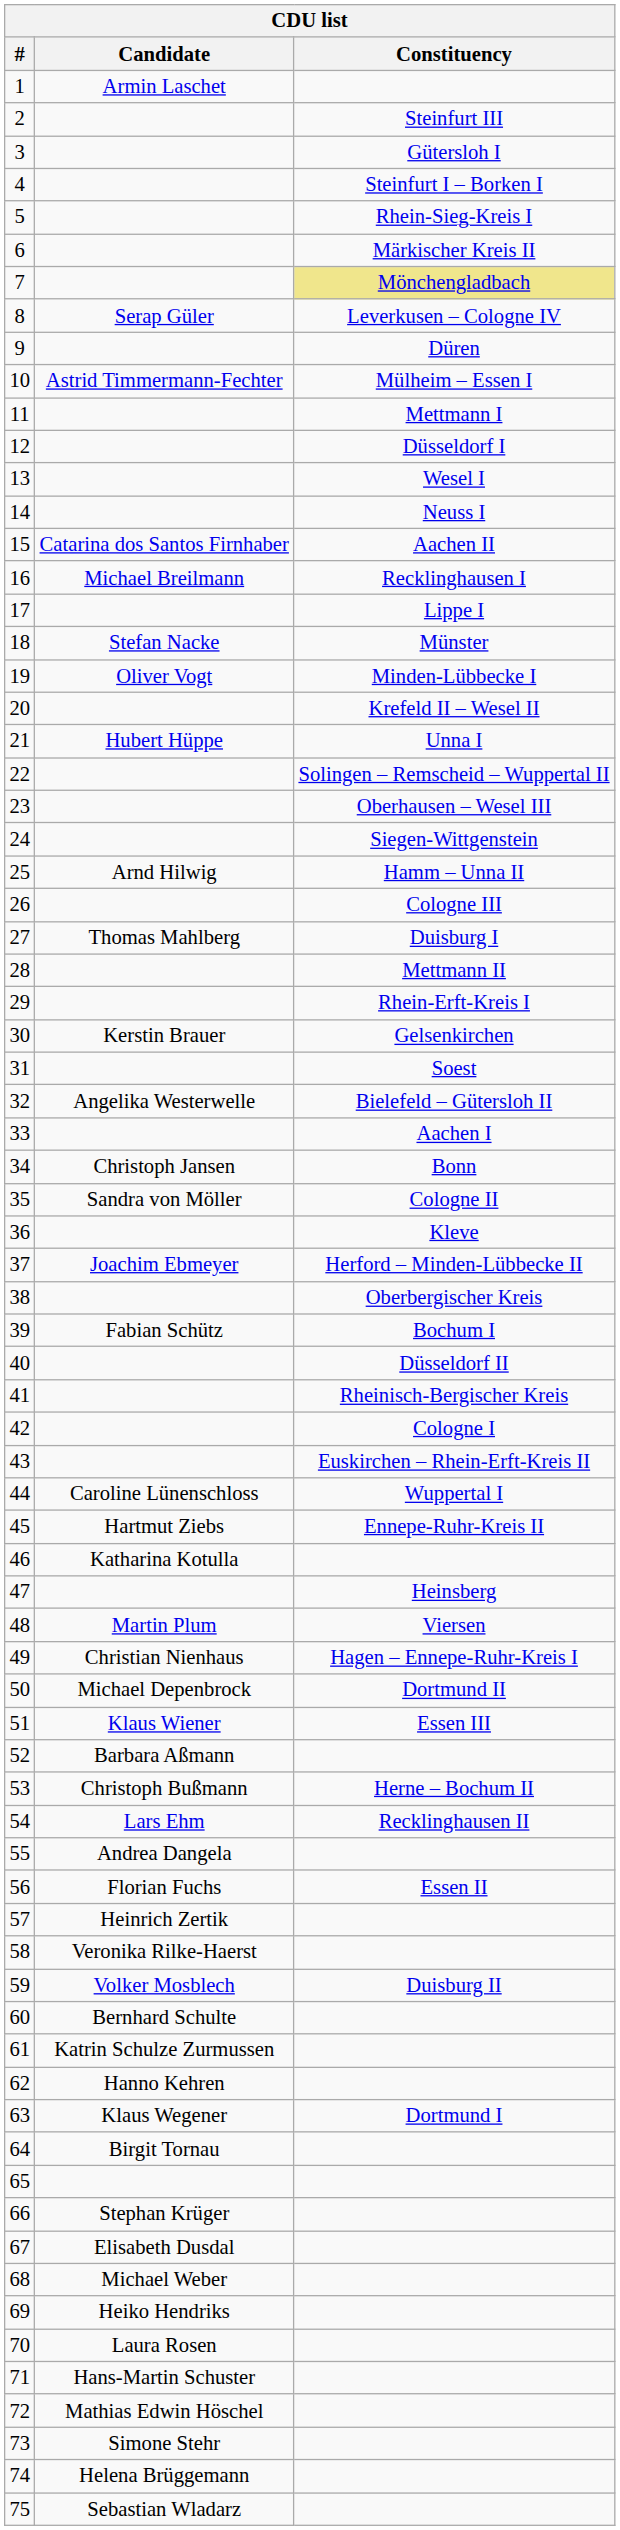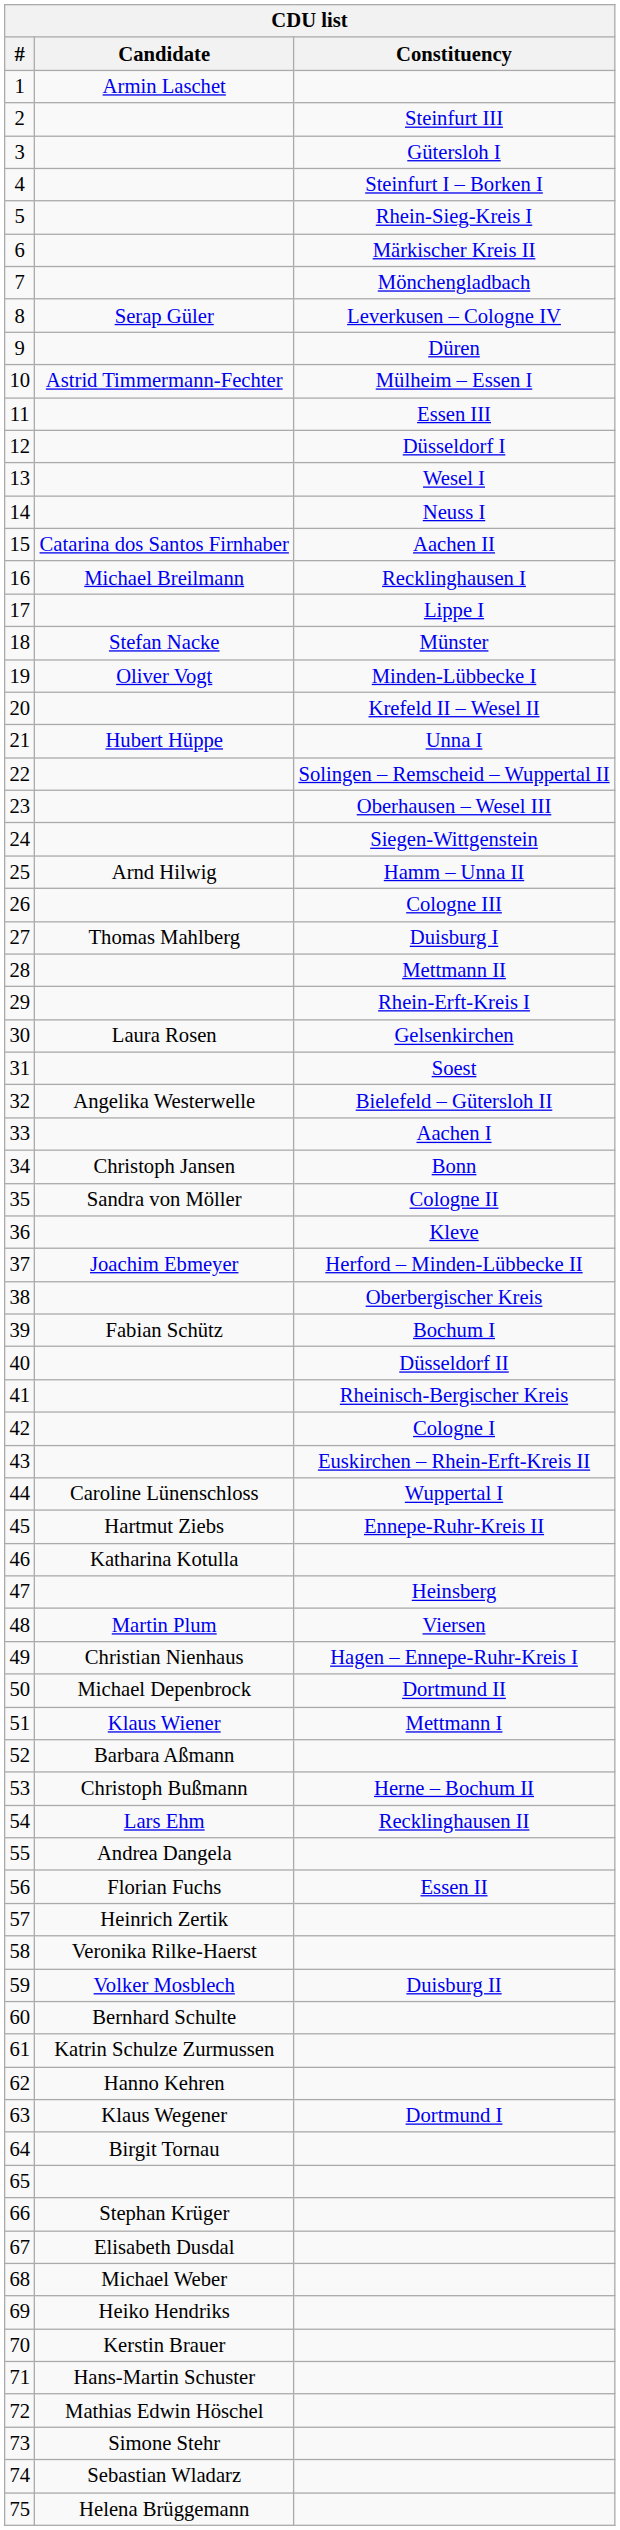(454, 282) khaki background -> (454, 282) no background
(454, 413) Mettmann I -> (454, 413) Essen III
(164, 1035) Kerstin Brauer -> (164, 1035) Laura Rosen
(454, 1723) Essen III -> (454, 1723) Mettmann I
(164, 2344) Laura Rosen -> (164, 2344) Kerstin Brauer
(164, 2475) Helena Brüggemann -> (164, 2475) Sebastian Wladarz
(164, 2508) Sebastian Wladarz -> (164, 2508) Helena Brüggemann
